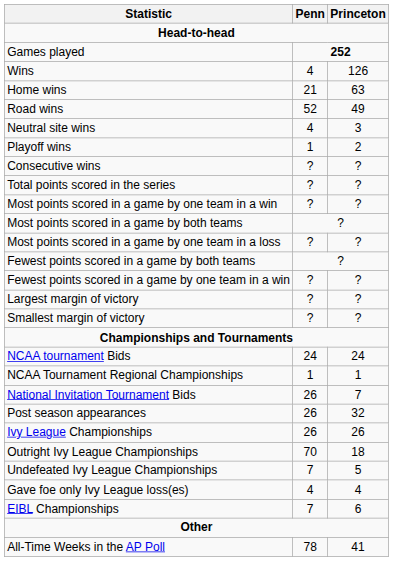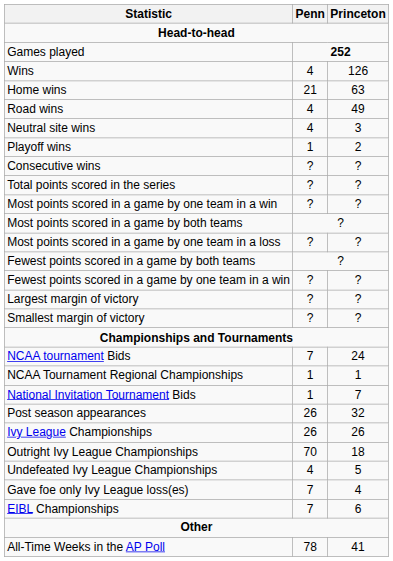(310, 109) 52 -> (310, 109) 4
(310, 356) 24 -> (310, 356) 7
(310, 394) 26 -> (310, 394) 1
(310, 470) 7 -> (310, 470) 4
(310, 489) 4 -> (310, 489) 7
